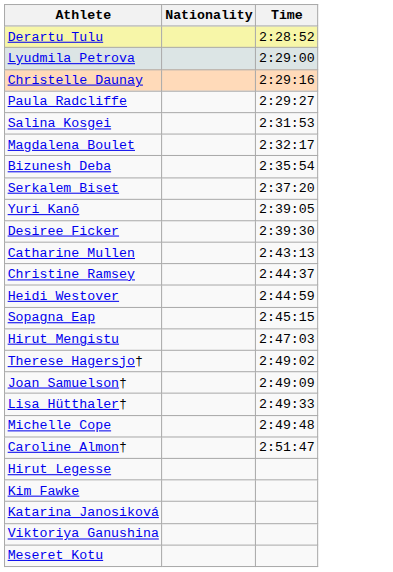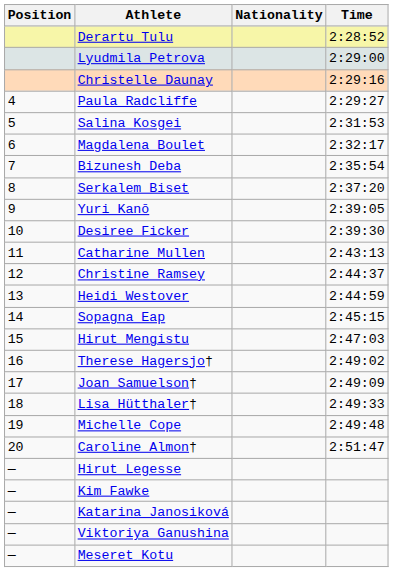+ column: (40, 15)
